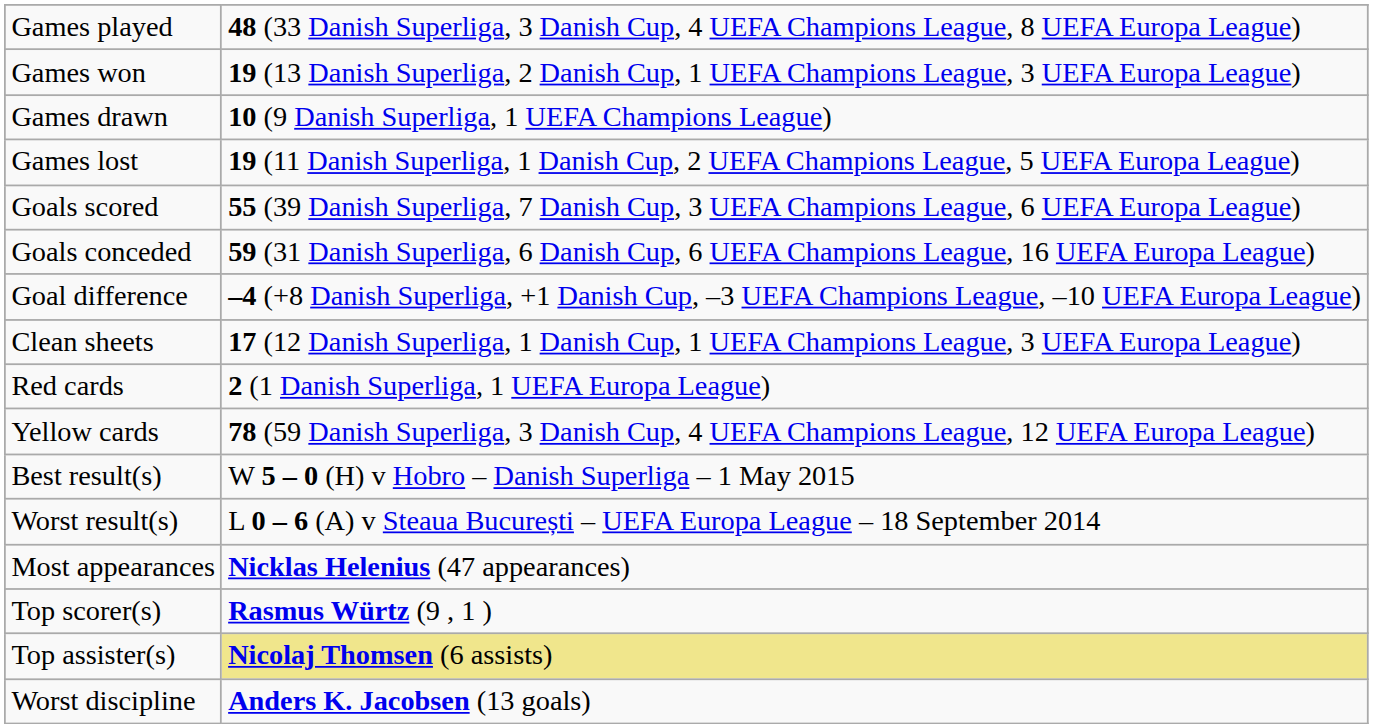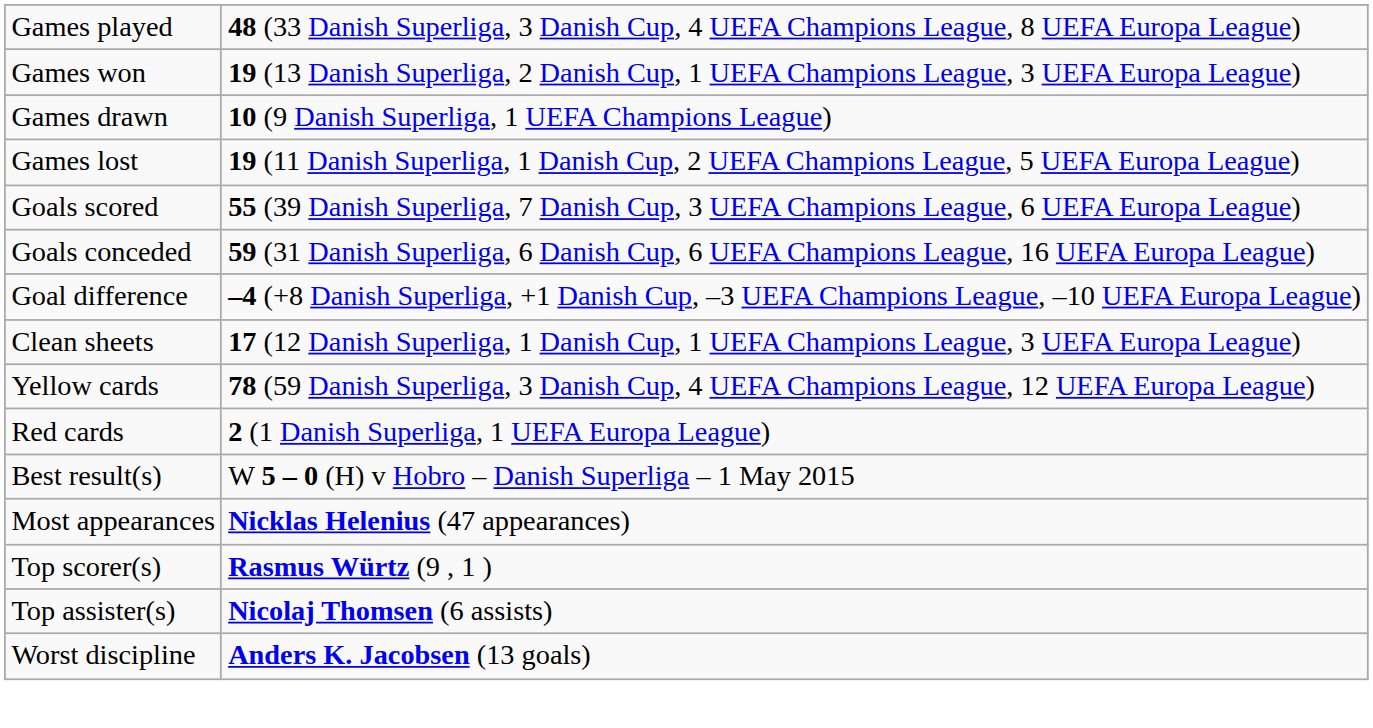rows swapped: (85, 431) <-> (68, 386)
- row: (95, 521)
(390, 655) khaki background -> (390, 610) no background
